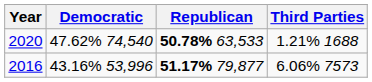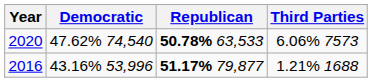(317, 41) 1.21% 1688 -> (317, 41) 6.06% 7573
(317, 65) 6.06% 7573 -> (317, 65) 1.21% 1688
